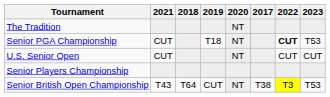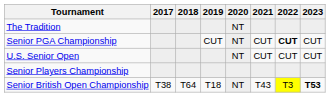columns swapped: (263, 12) <-> (163, 12)
(213, 41) T18 -> (213, 41) CUT
(313, 41) T53 -> (313, 41) CUT
(213, 85) CUT -> (213, 85) T18
(313, 85) normal -> (313, 85) bold
